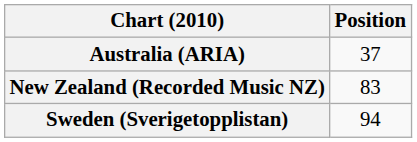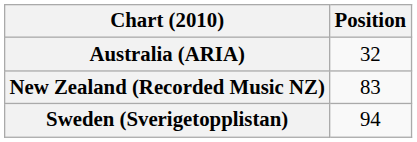(370, 53) 37 -> (370, 53) 32
